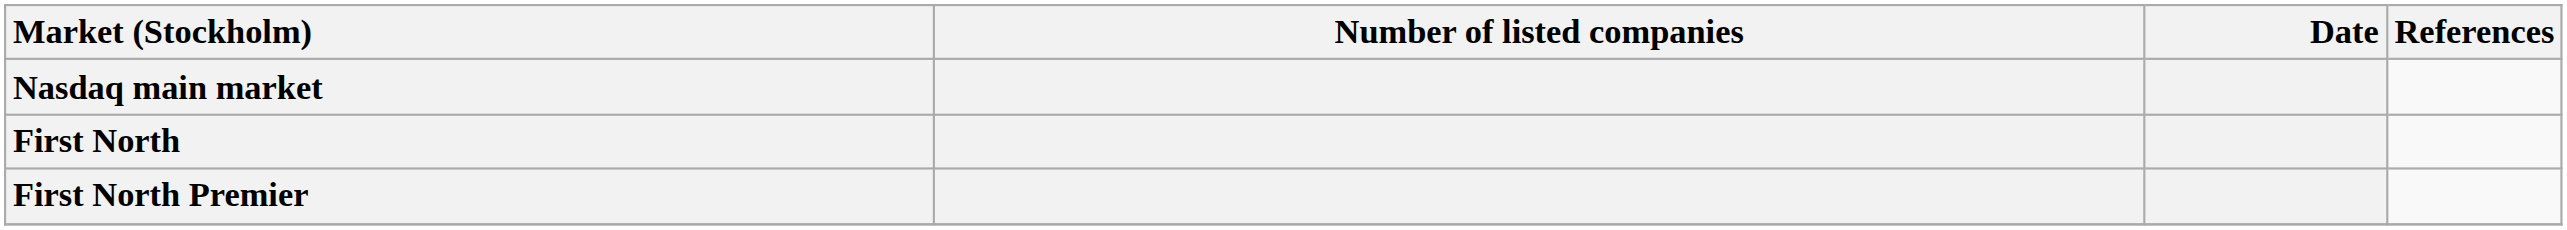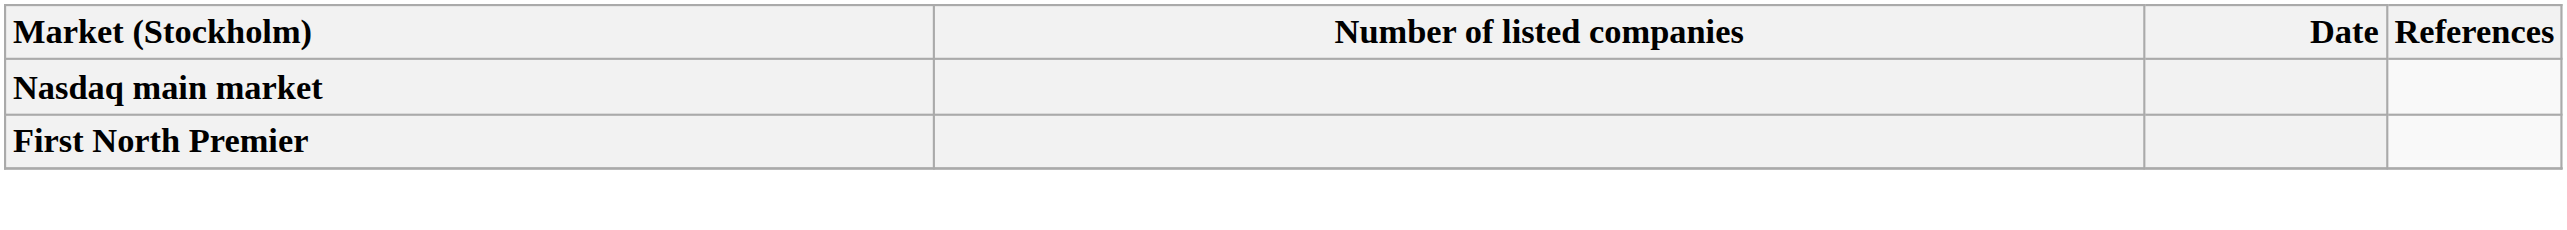- row: (97, 140)
